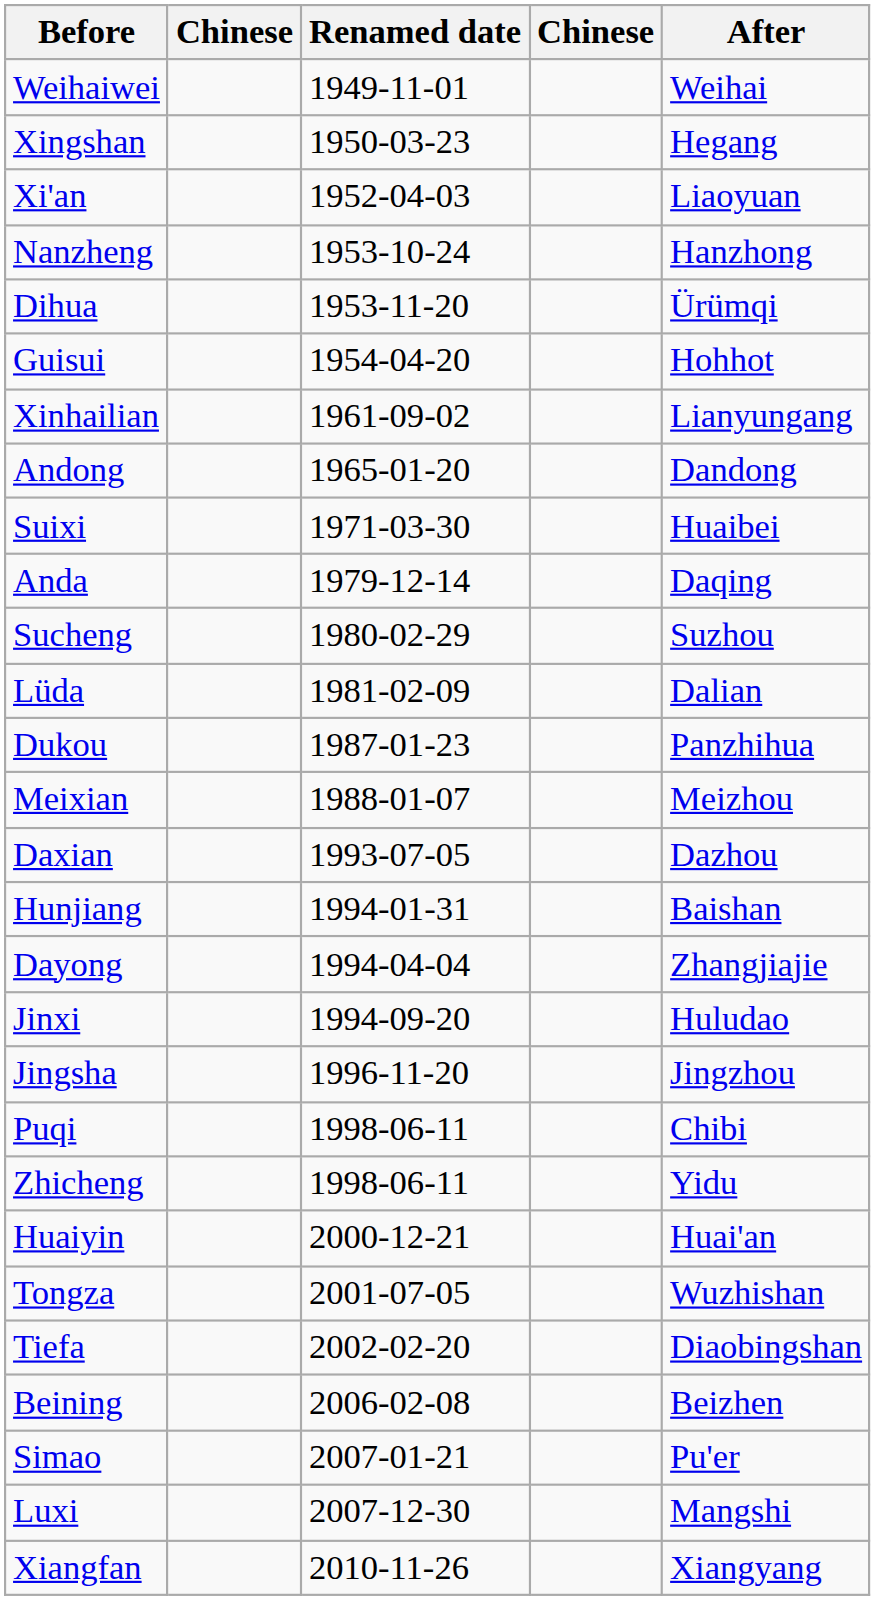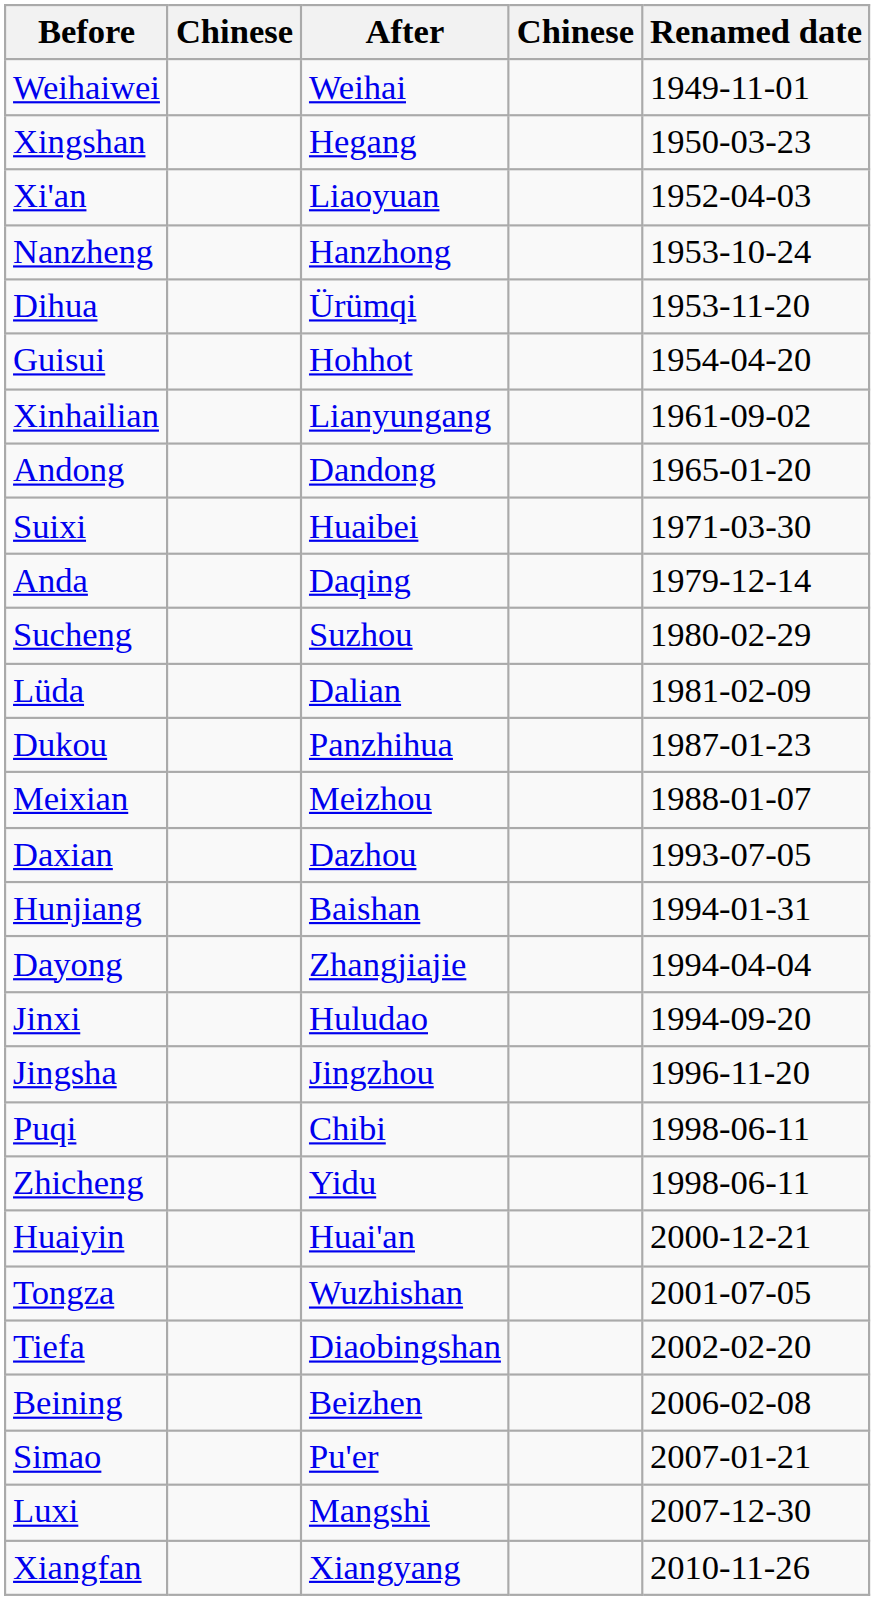columns swapped: (766, 31) <-> (415, 31)
